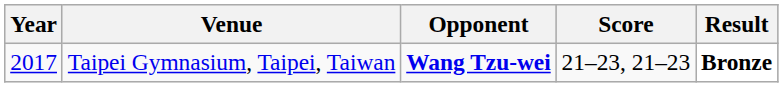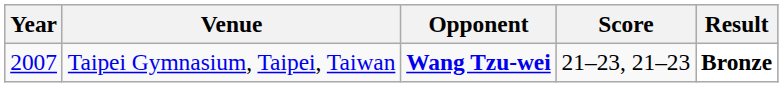(34, 62) 2017 -> (34, 62) 2007
